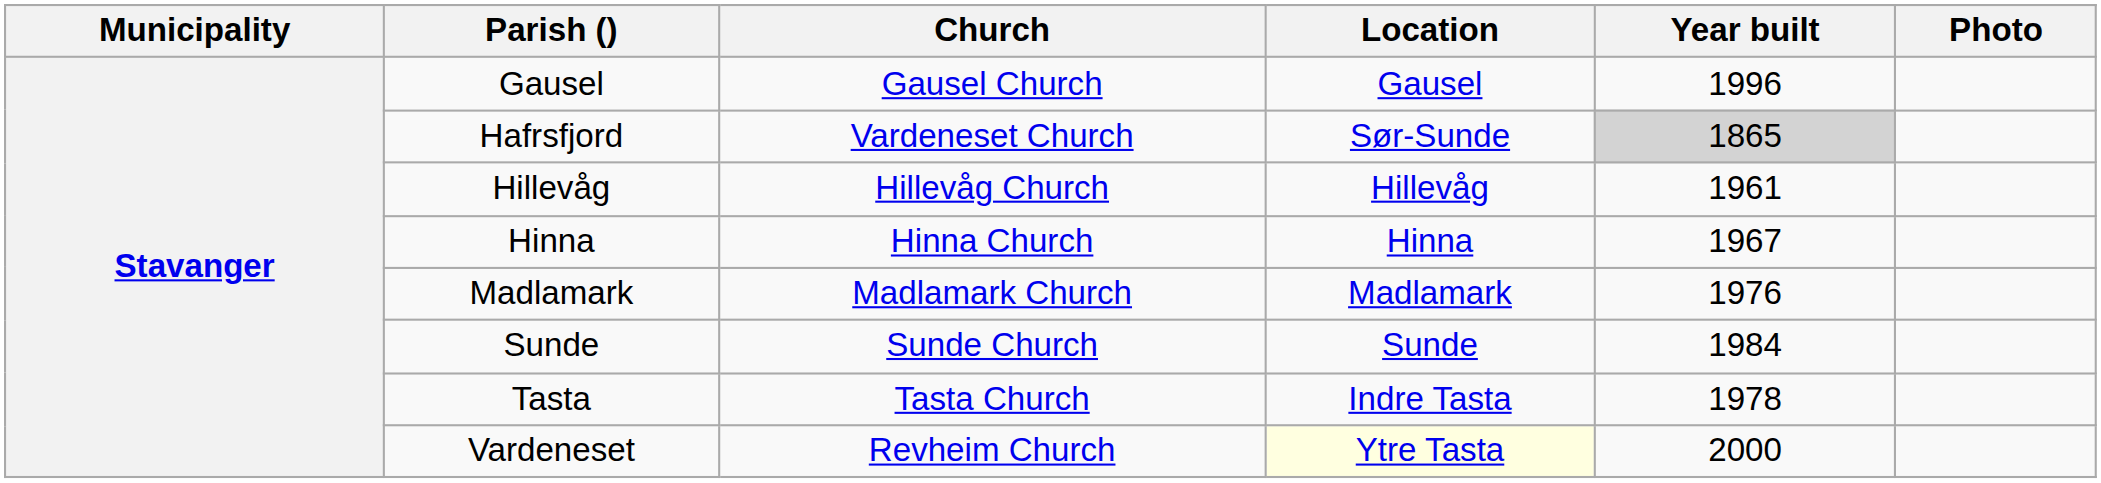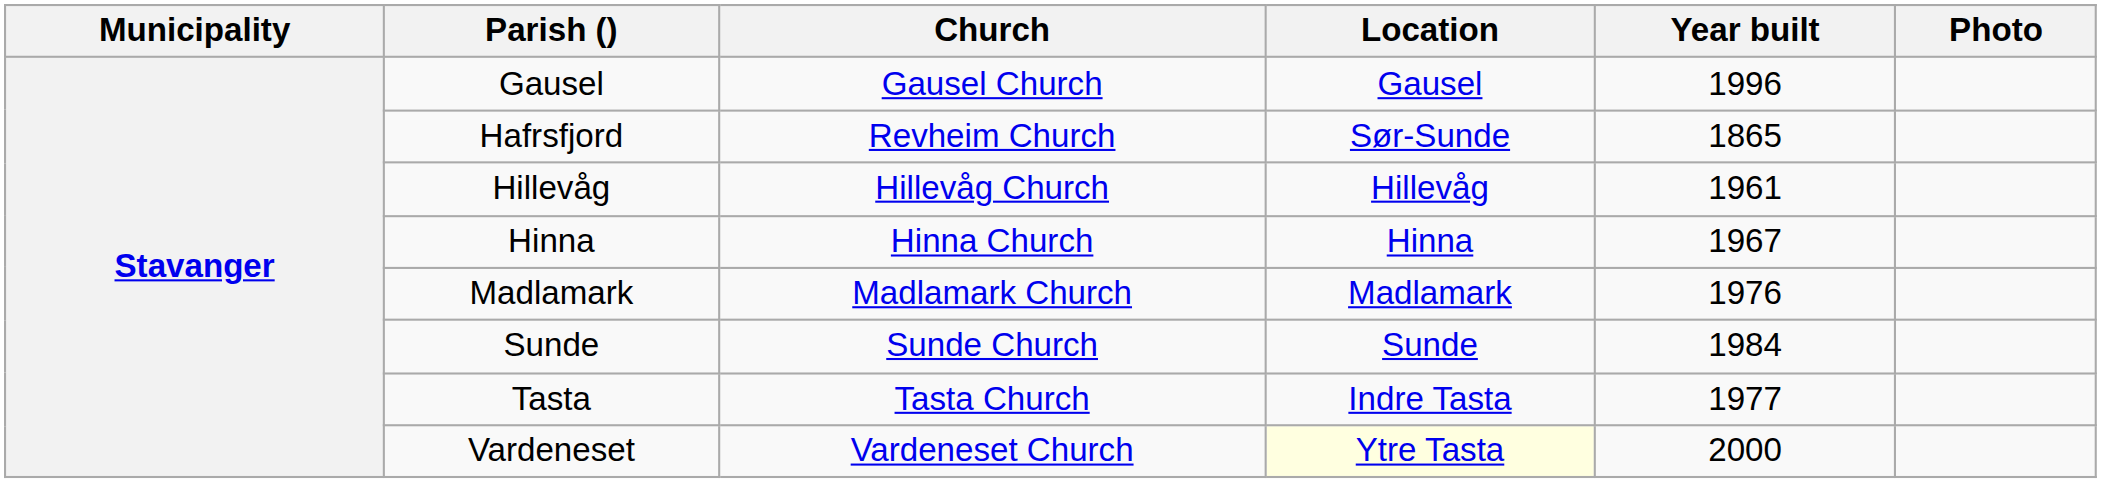(992, 135) Vardeneset Church -> (992, 135) Revheim Church
(1745, 135) lightgrey background -> (1745, 135) no background
(1745, 398) 1978 -> (1745, 398) 1977
(992, 450) Revheim Church -> (992, 450) Vardeneset Church
